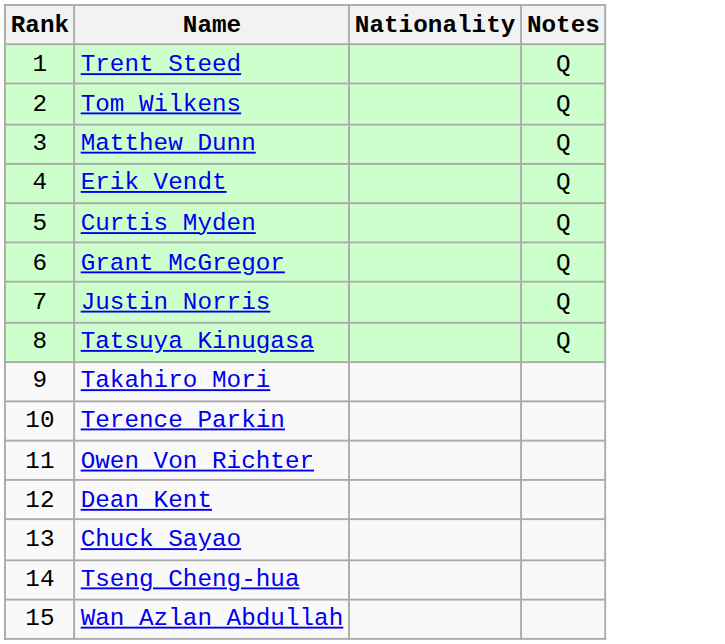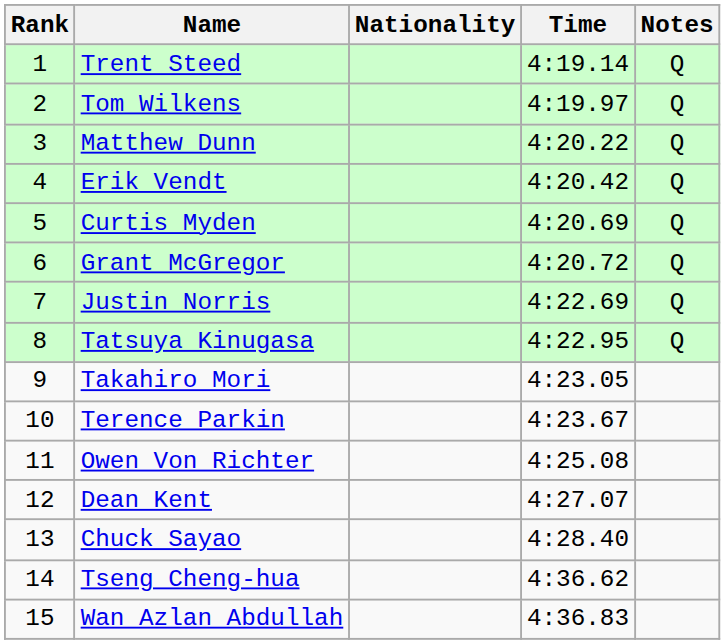+ column: (578, 25)
